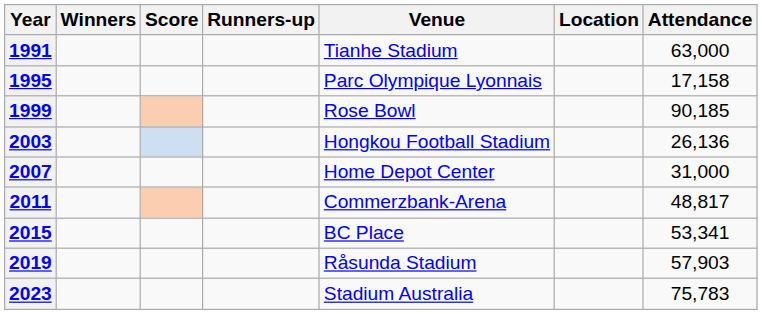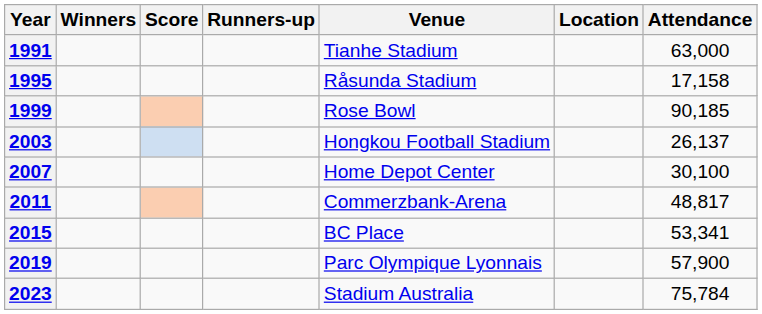(433, 80) Parc Olympique Lyonnais -> (400, 80) Råsunda Stadium
(700, 141) 26,136 -> (700, 141) 26,137
(700, 171) 31,000 -> (700, 171) 30,100
(400, 263) Råsunda Stadium -> (433, 263) Parc Olympique Lyonnais
(700, 263) 57,903 -> (700, 263) 57,900
(700, 293) 75,783 -> (700, 293) 75,784
